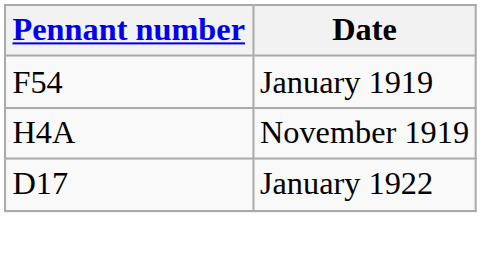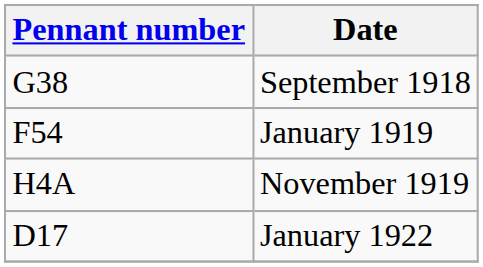+ row: (365, 81)
